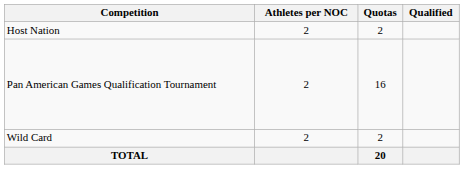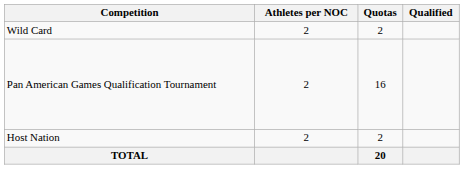rows swapped: (33, 30) <-> (29, 138)
